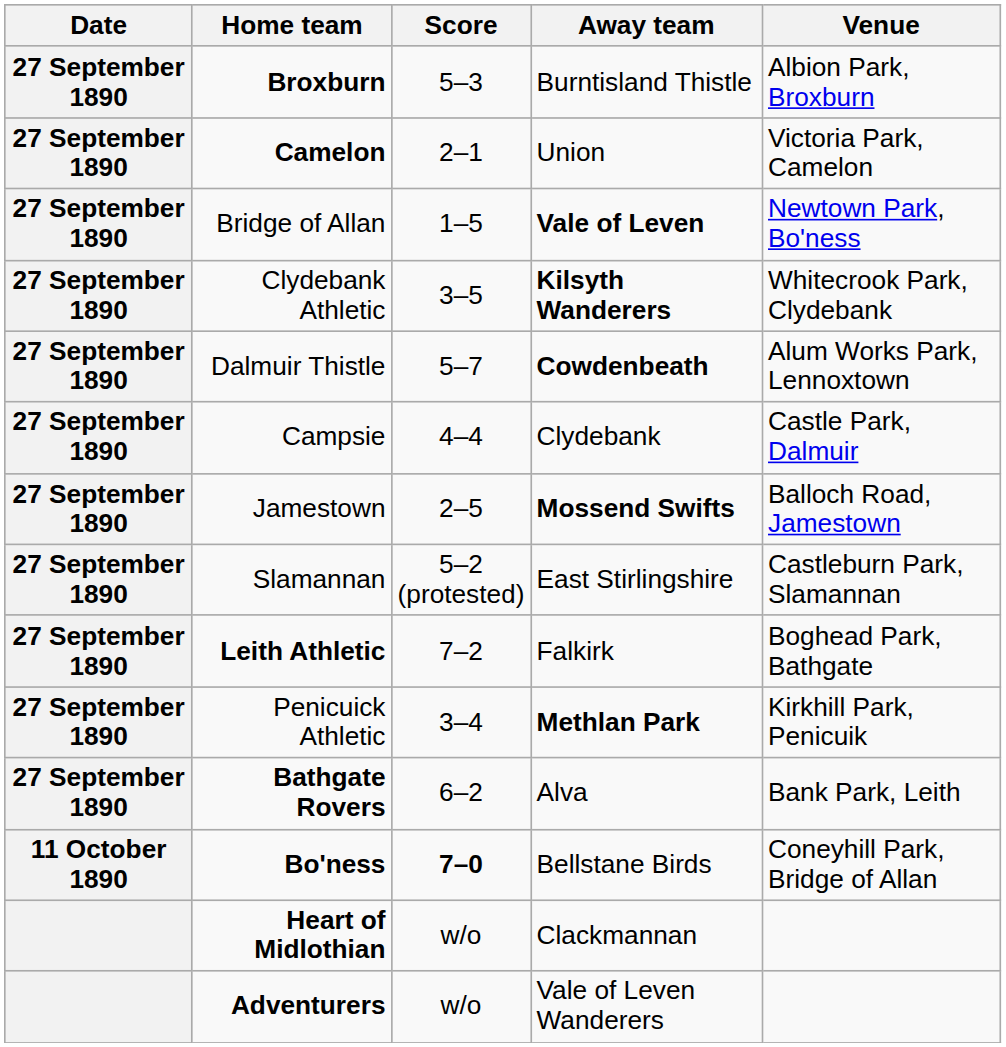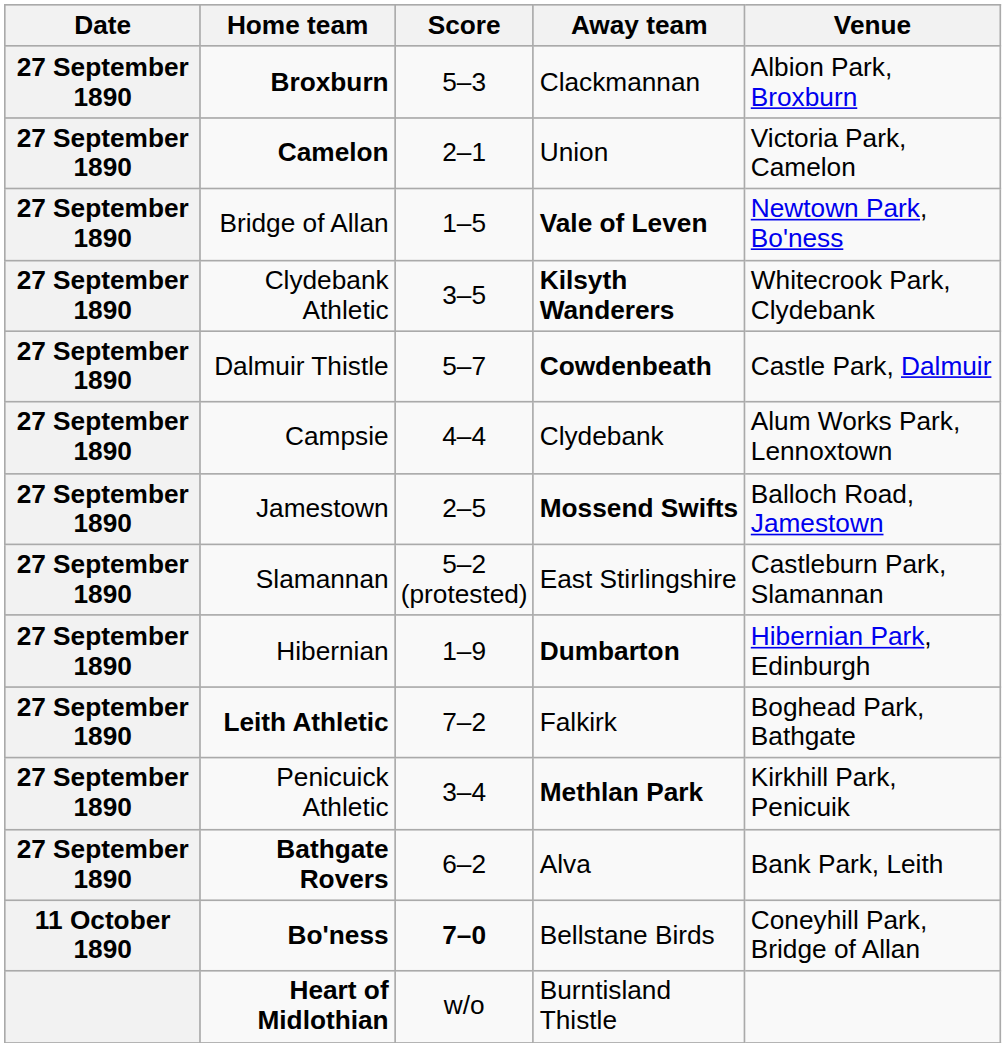(644, 81) Burntisland Thistle -> (620, 81) Clackmannan
(873, 366) Alum Works Park, Lennoxtown -> (871, 366) Castle Park, Dalmuir
(839, 437) Castle Park, Dalmuir -> (856, 437) Alum Works Park, Lennoxtown
+ row: (332, 650)
(617, 935) Clackmannan -> (605, 1006) Burntisland Thistle
- row: (308, 1006)
